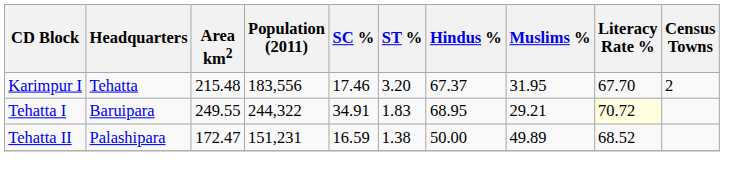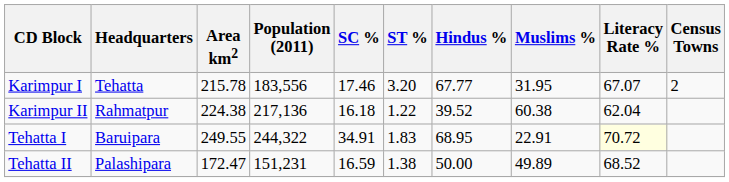(218, 85) 215.48 -> (223, 85) 215.78
(448, 85) 67.37 -> (454, 85) 67.77
(617, 85) 67.70 -> (622, 85) 67.07
+ row: (48, 111)
(528, 111) 29.21 -> (533, 137) 22.91
